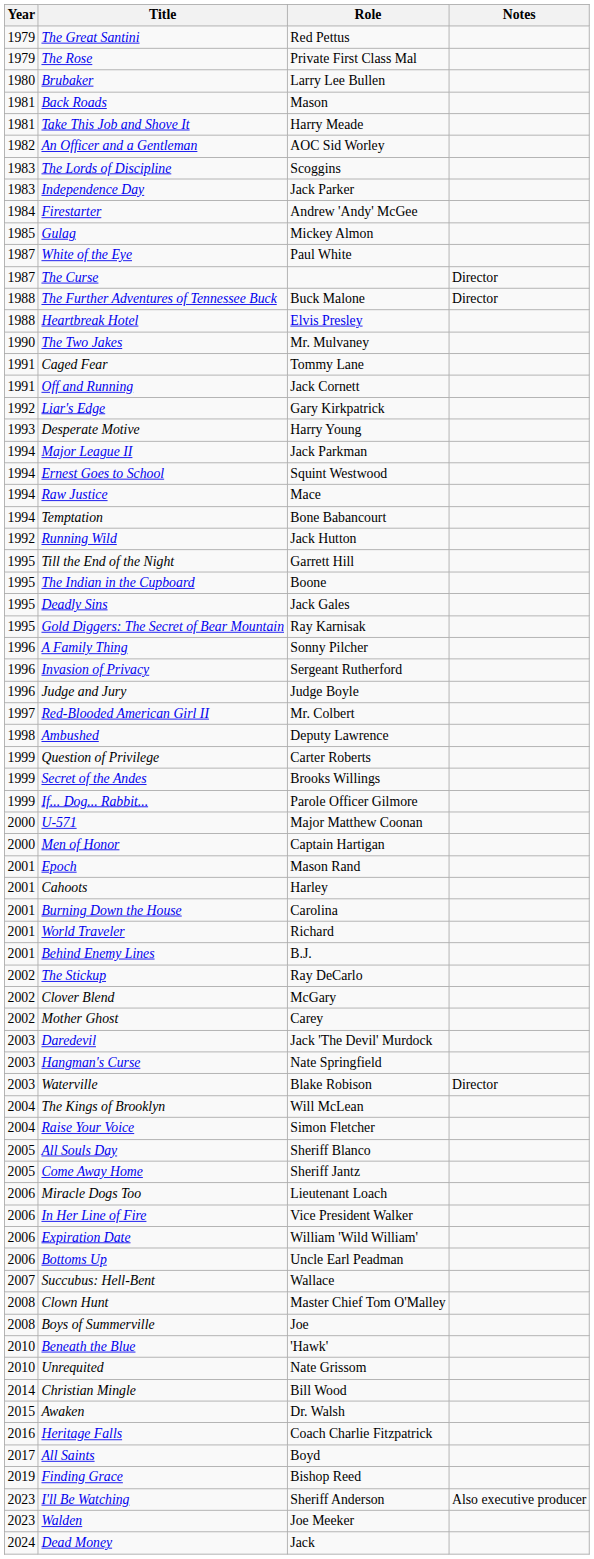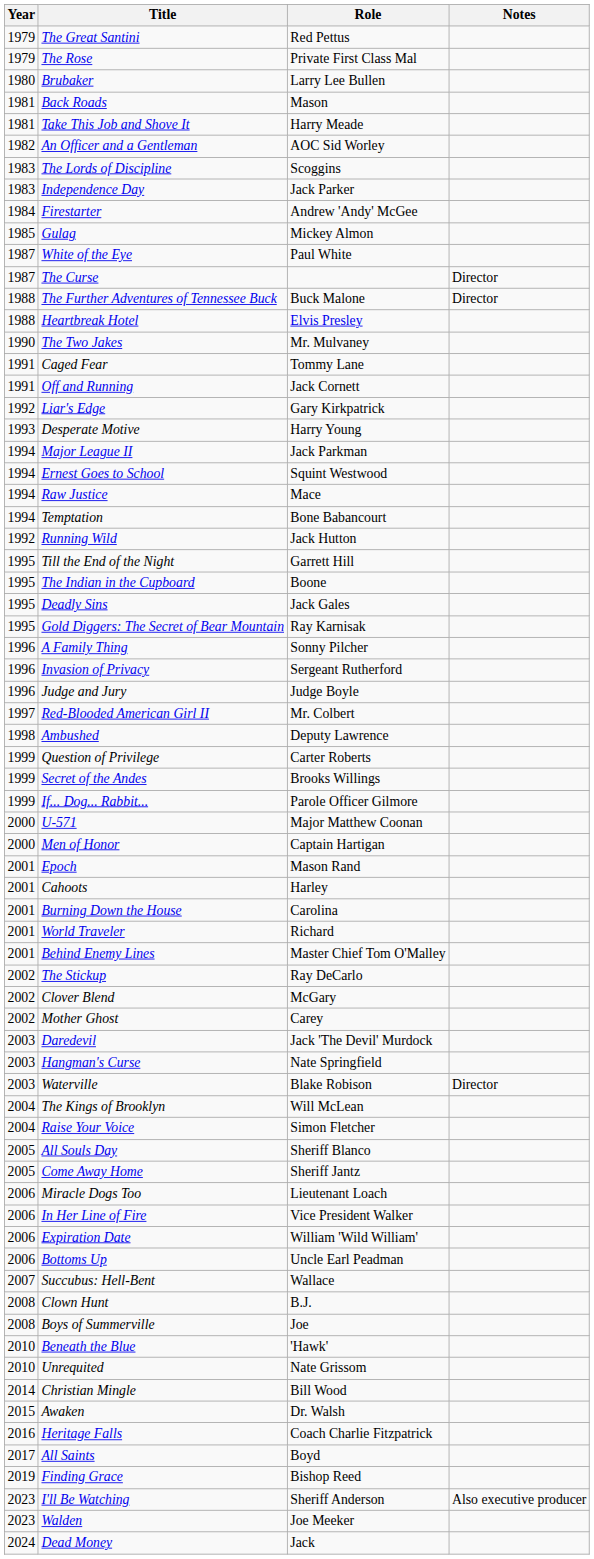(301, 953) B.J. -> (368, 953) Master Chief Tom O'Malley
(368, 1302) Master Chief Tom O'Malley -> (301, 1302) B.J.
